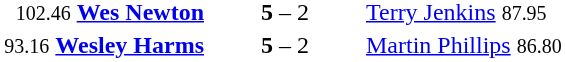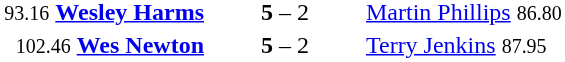rows swapped: (104, 44) <-> (110, 11)
